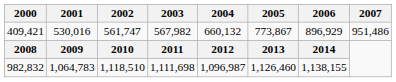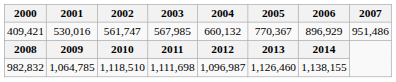(172, 31) 567,982 -> (172, 31) 567,985
(273, 31) 773,867 -> (273, 31) 770,367
(72, 67) 1,064,783 -> (72, 67) 1,064,785
